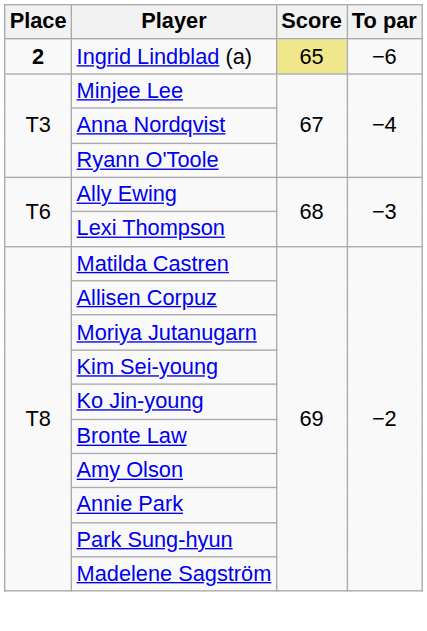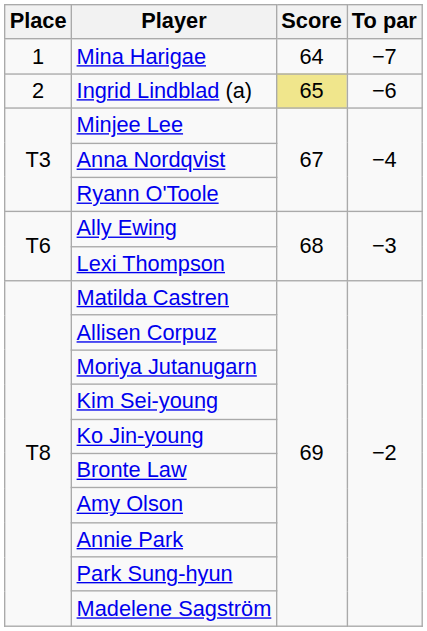+ row: (141, 56)
(38, 56) bold -> (38, 90) normal
